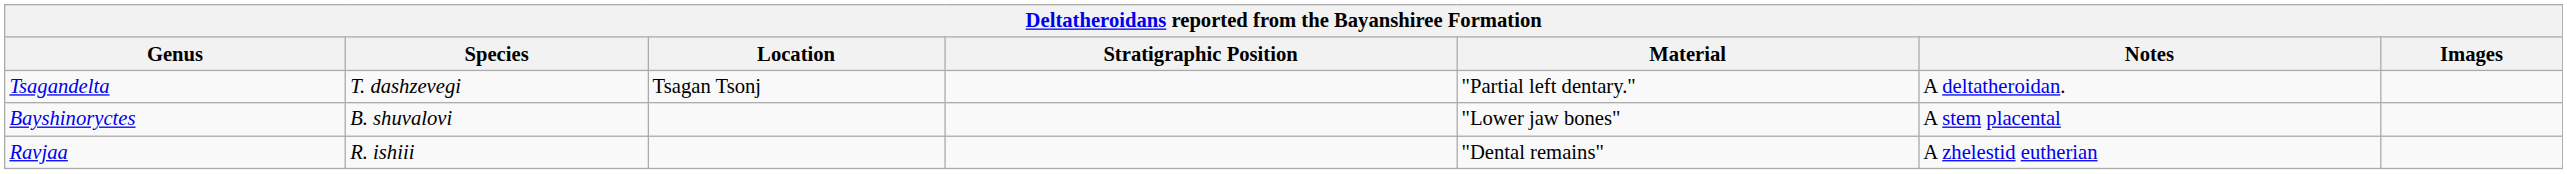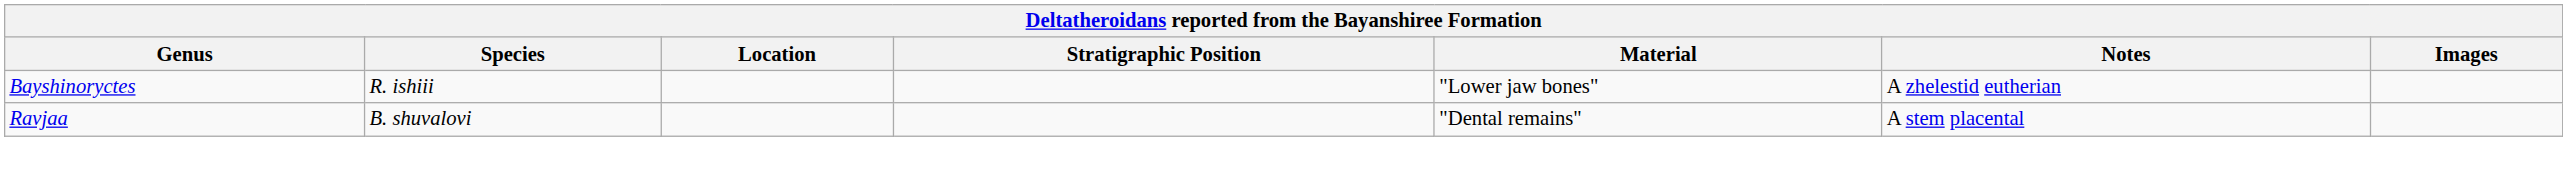- row: (59, 86)
(401, 119) B. shuvalovi -> (402, 86) R. ishiii
(1992, 119) A stem placental -> (1974, 86) A zhelestid eutherian
(382, 151) R. ishiii -> (420, 119) B. shuvalovi
(2010, 151) A zhelestid eutherian -> (1956, 119) A stem placental
